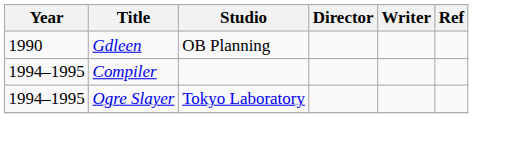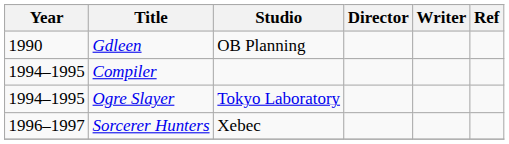+ row: (151, 125)
